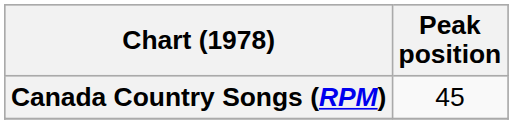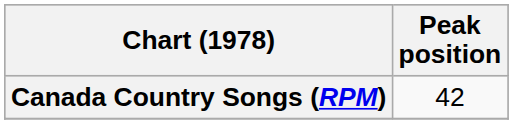(450, 97) 45 -> (450, 97) 42
